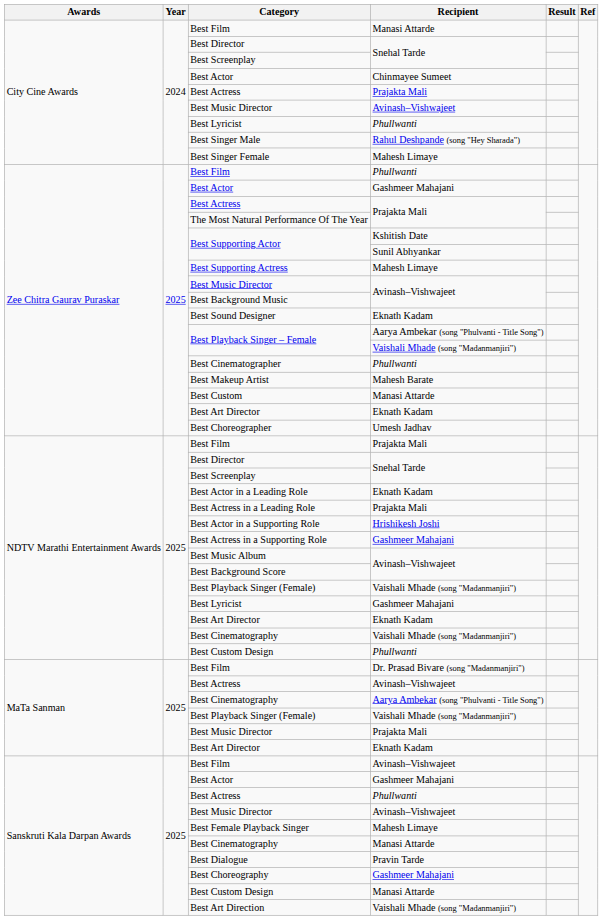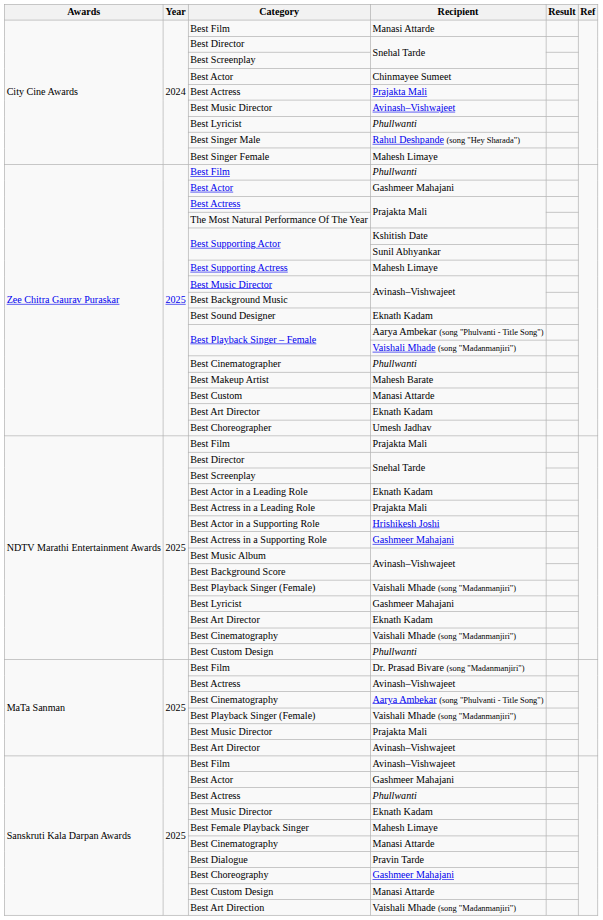(403, 747) Eknath Kadam -> (414, 747) Avinash–Vishwajeet
(414, 811) Avinash–Vishwajeet -> (403, 811) Eknath Kadam
